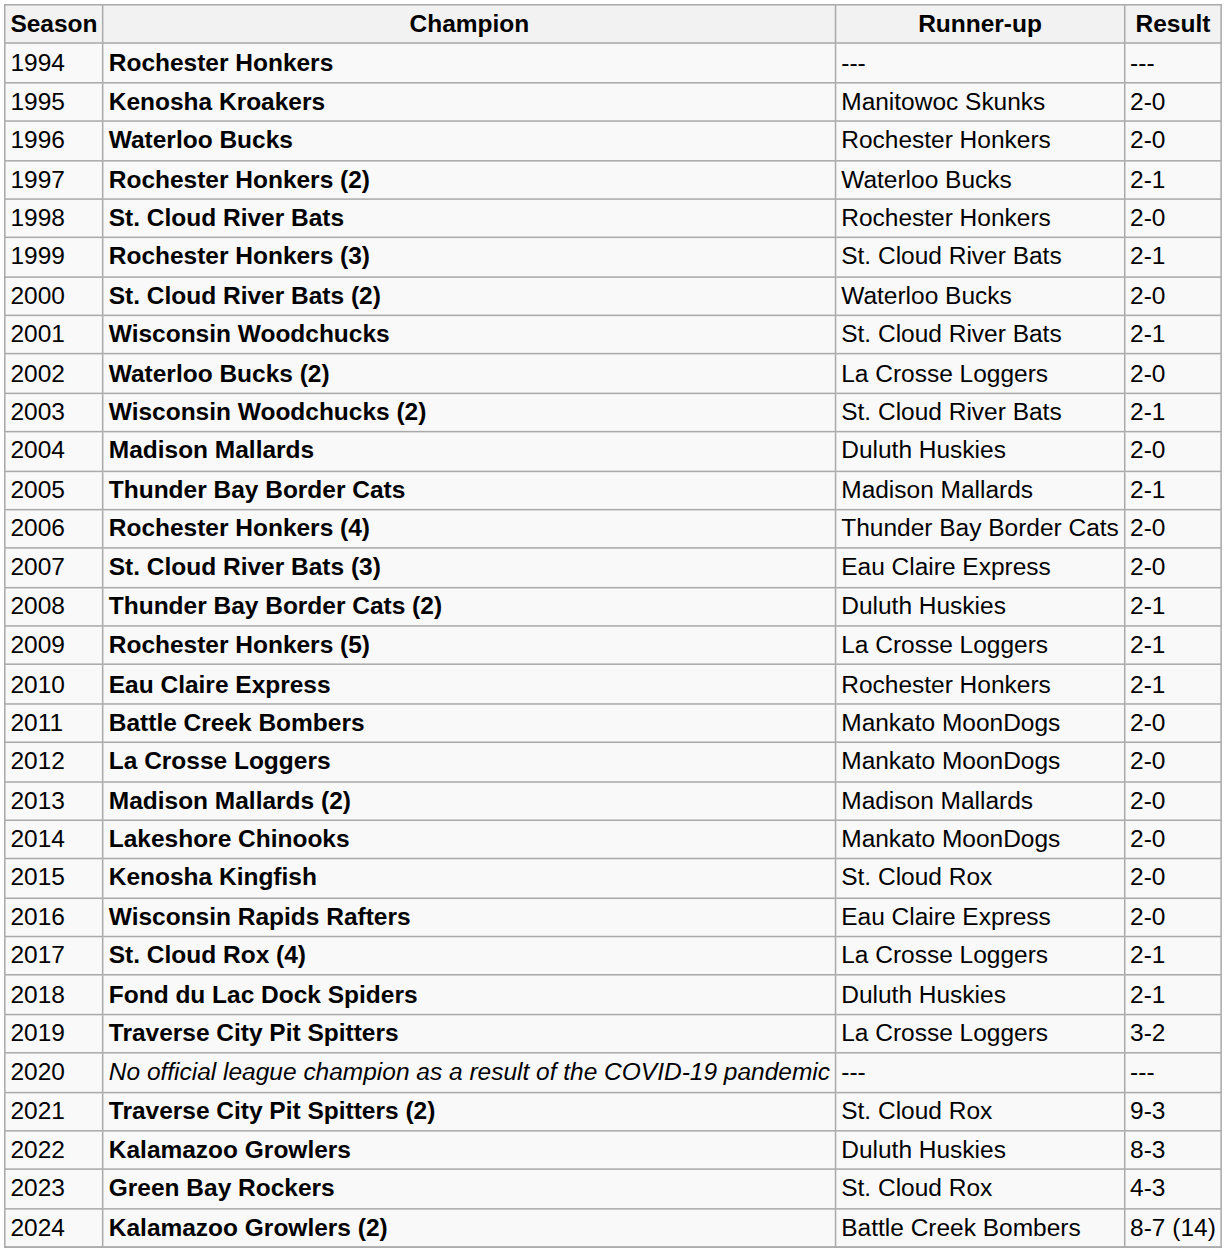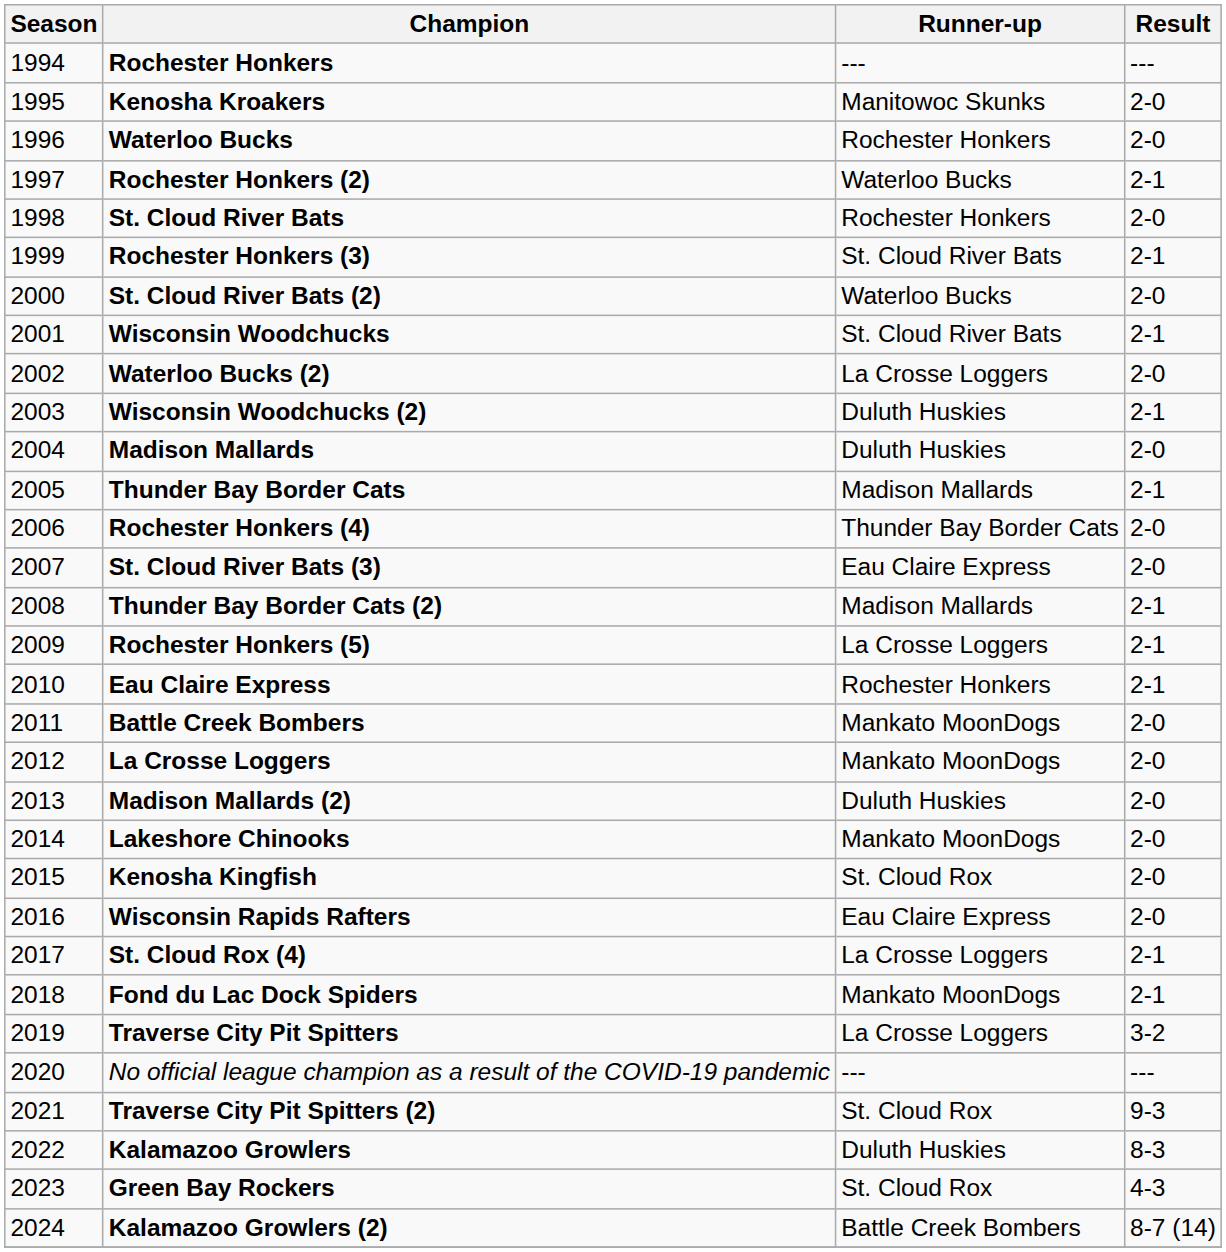(951, 412) St. Cloud River Bats -> (924, 412) Duluth Huskies
(924, 606) Duluth Huskies -> (937, 606) Madison Mallards
(937, 800) Madison Mallards -> (924, 800) Duluth Huskies
(924, 994) Duluth Huskies -> (951, 994) Mankato MoonDogs
